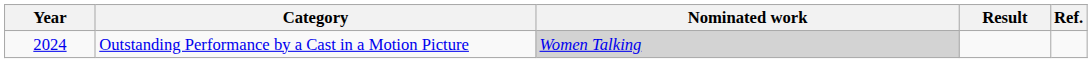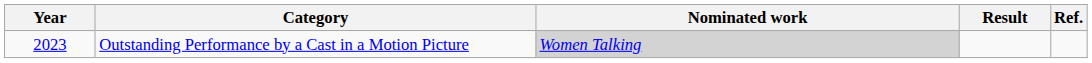(50, 44) 2024 -> (50, 44) 2023
